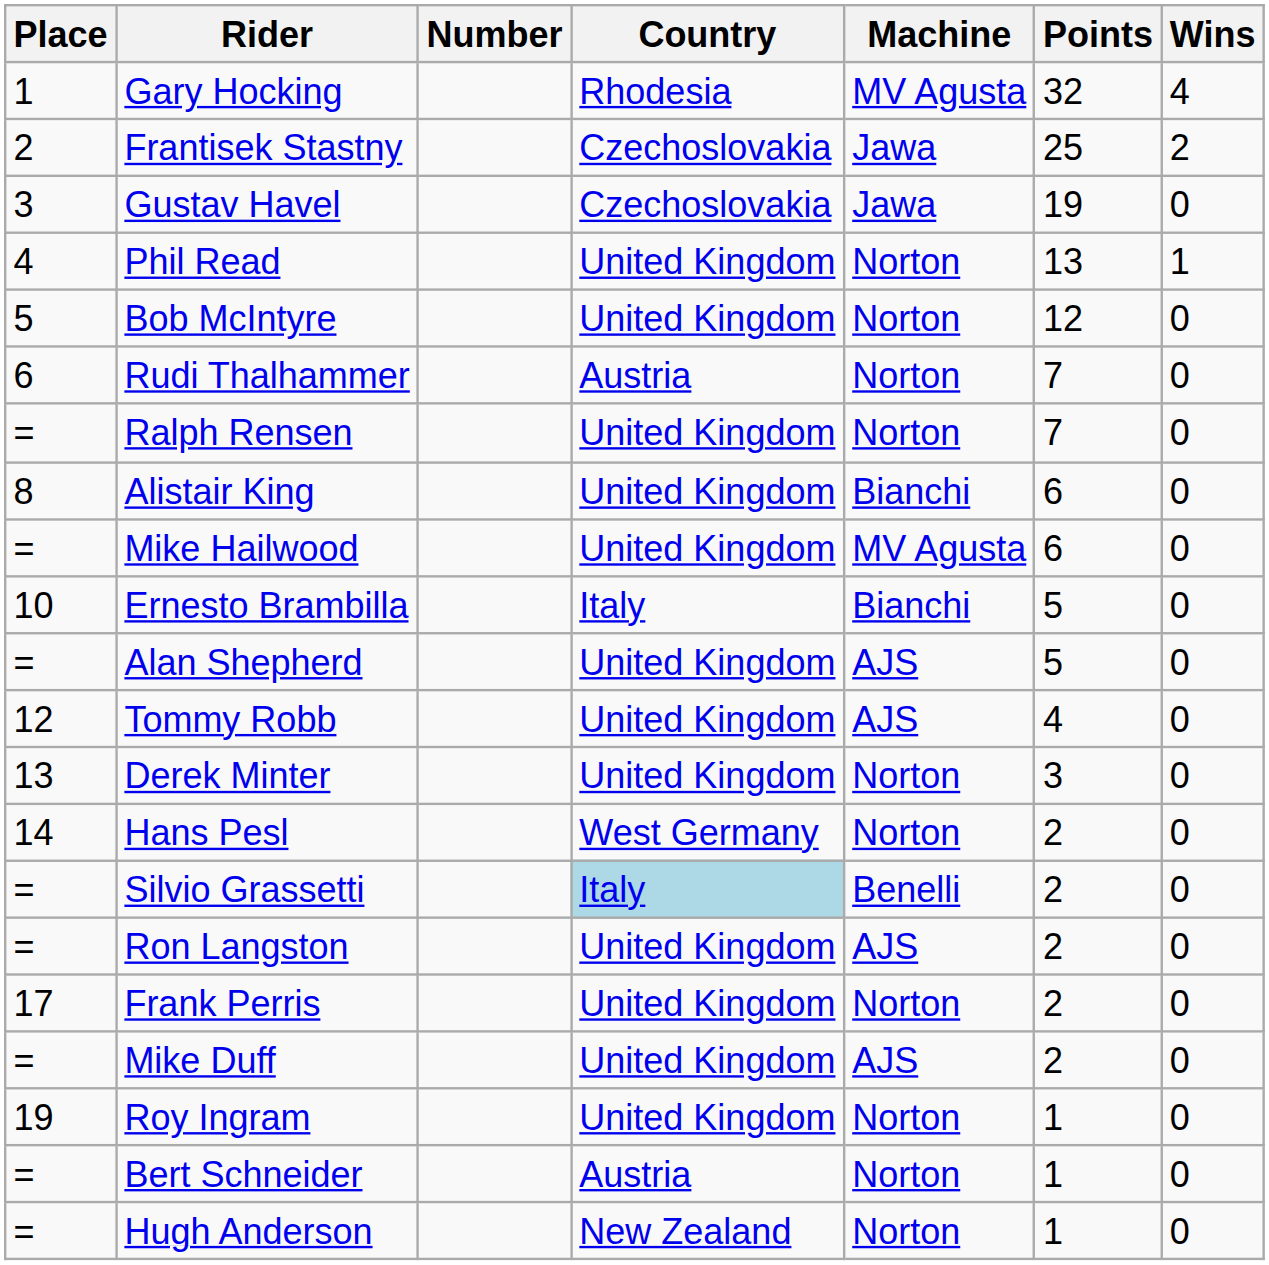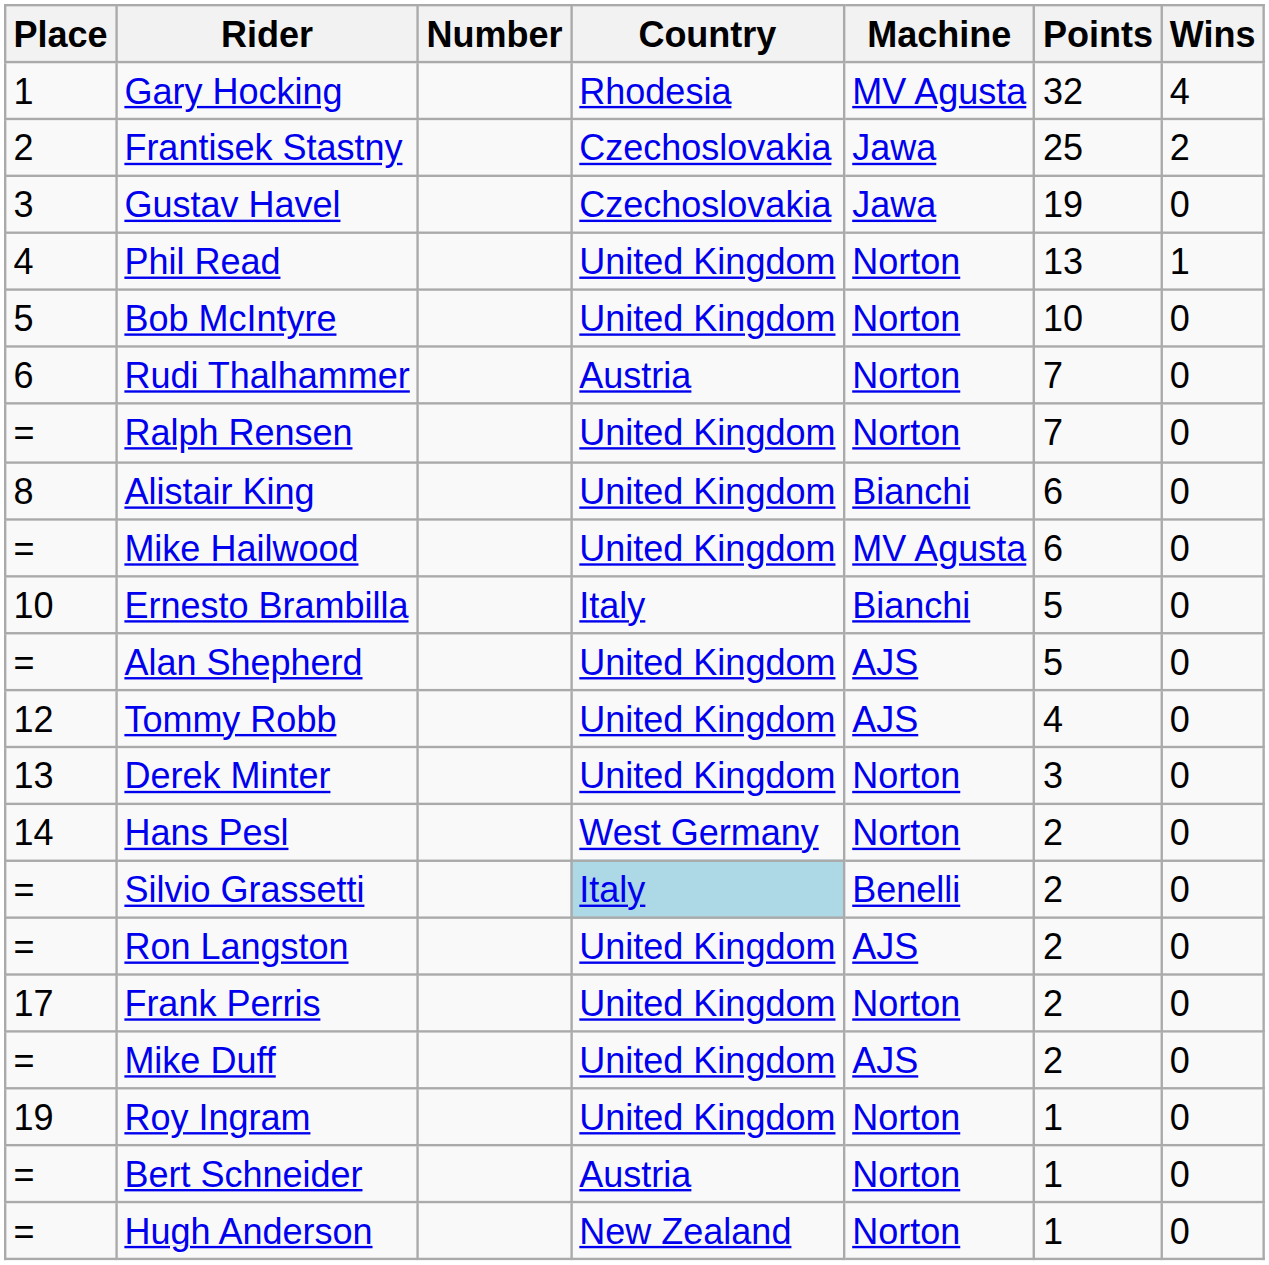(1063, 319) 12 -> (1063, 319) 10
